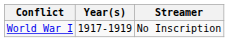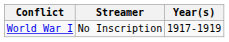columns swapped: (179, 13) <-> (105, 13)
